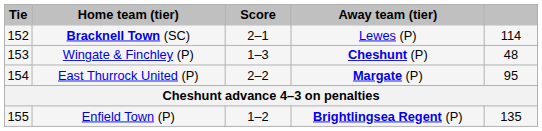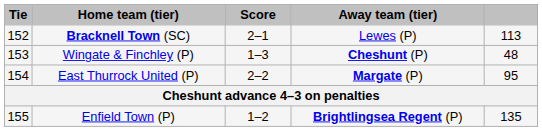(511, 35) 114 -> (511, 35) 113
